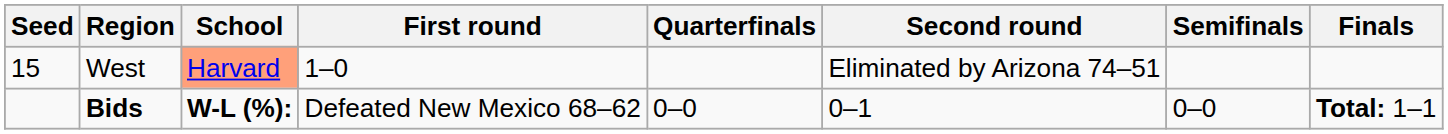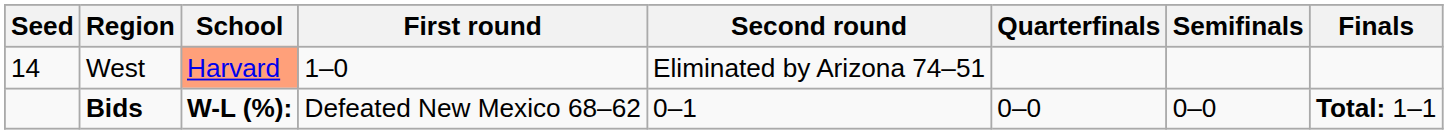columns swapped: (994, 26) <-> (735, 26)
(26, 67) 15 -> (26, 67) 14
